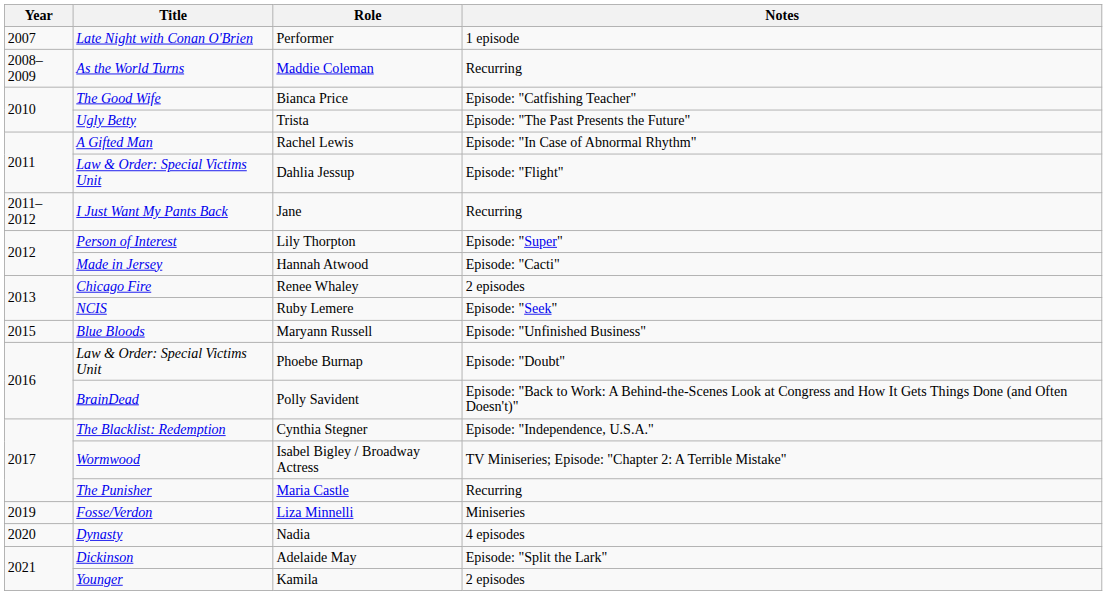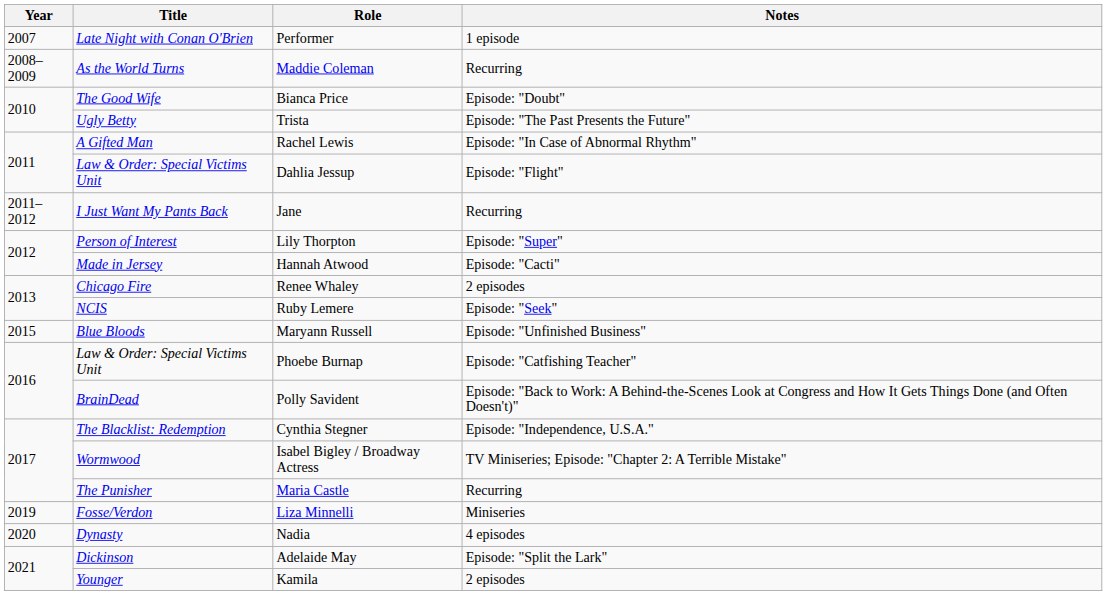(551, 98) Episode: "Catfishing Teacher" -> (515, 98) Episode: "Doubt"
(515, 361) Episode: "Doubt" -> (551, 361) Episode: "Catfishing Teacher"
